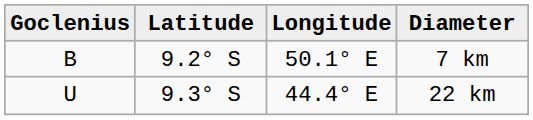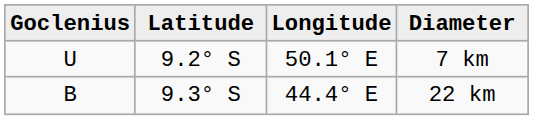(70, 59) B -> (70, 59) U
(70, 95) U -> (70, 95) B
